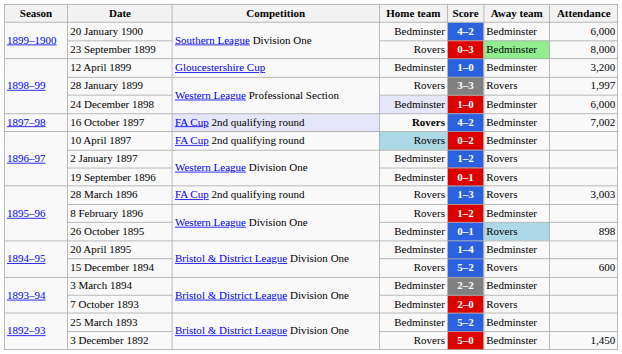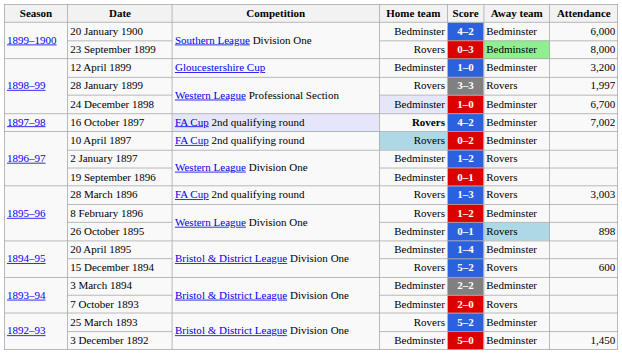(603, 104) 6,000 -> (603, 104) 6,700
(420, 322) Bedminster -> (429, 322) Rovers
(429, 340) Rovers -> (420, 340) Bedminster
